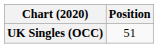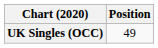(130, 33) 51 -> (130, 33) 49
